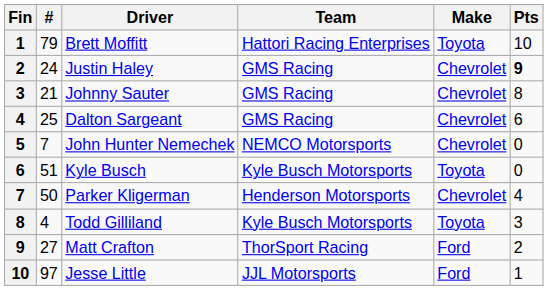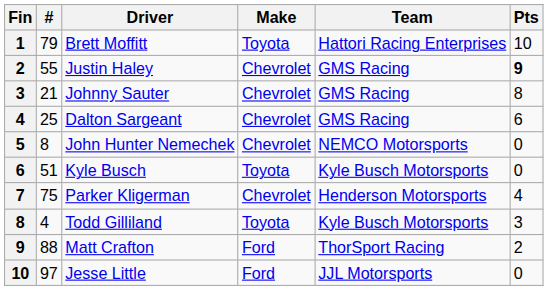columns swapped: (336, 17) <-> (472, 17)
(49, 68) 24 -> (49, 68) 55
(44, 145) 7 -> (44, 145) 8
(49, 196) 50 -> (49, 196) 75
(49, 247) 27 -> (49, 247) 88
(518, 273) 1 -> (518, 273) 0
